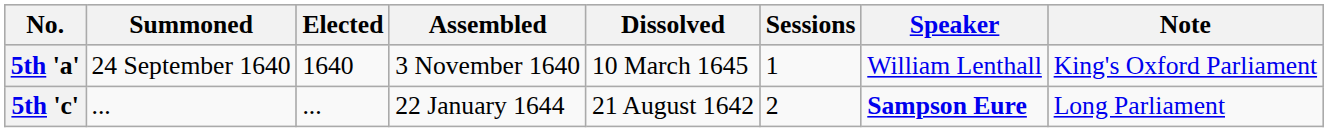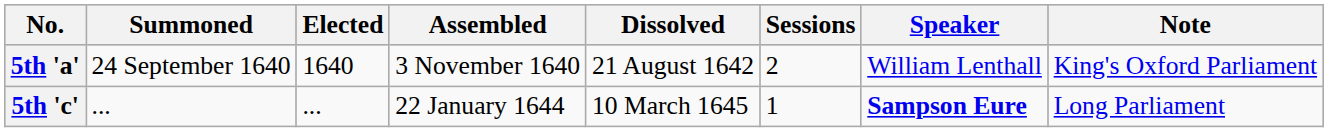(670, 65) 10 March 1645 -> (673, 65) 21 August 1642
(772, 65) 1 -> (772, 65) 2
(673, 106) 21 August 1642 -> (670, 106) 10 March 1645
(772, 106) 2 -> (772, 106) 1
